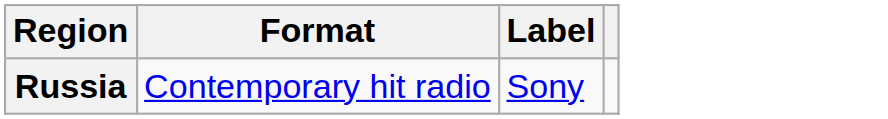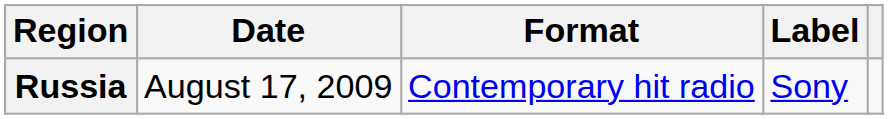+ column: (268, 31)
